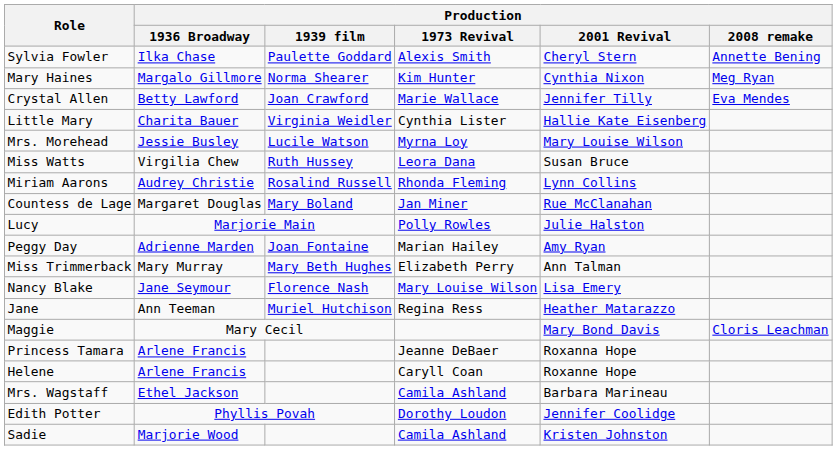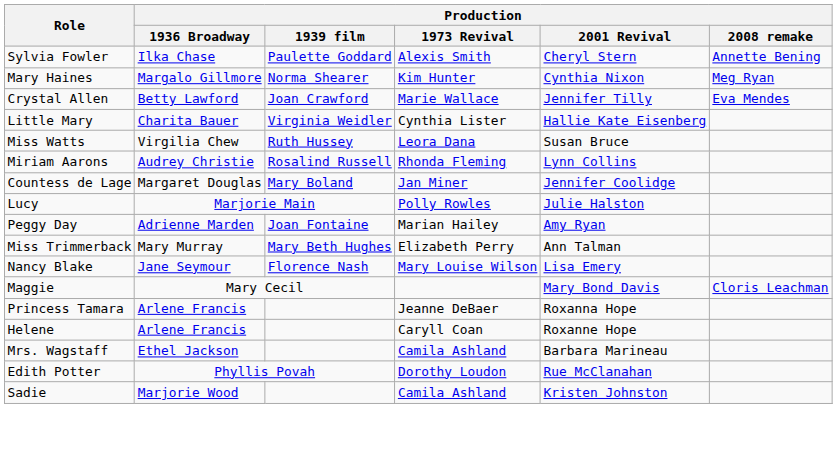- row: (58, 141)
(598, 204) Rue McClanahan -> (609, 183) Jennifer Coolidge
- row: (23, 309)
(609, 414) Jennifer Coolidge -> (598, 372) Rue McClanahan
